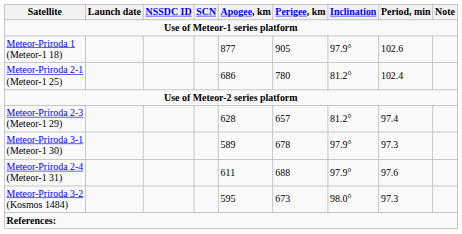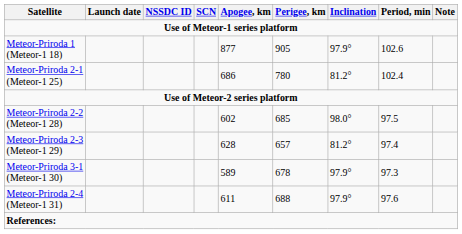+ row: (45, 118)
- row: (45, 199)
